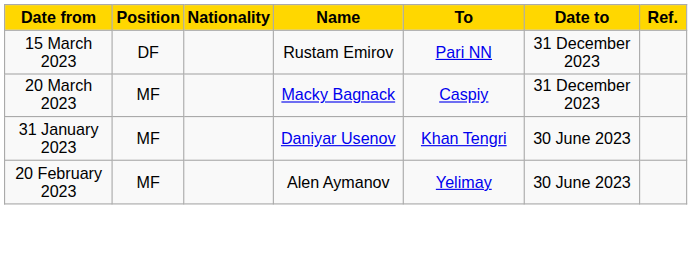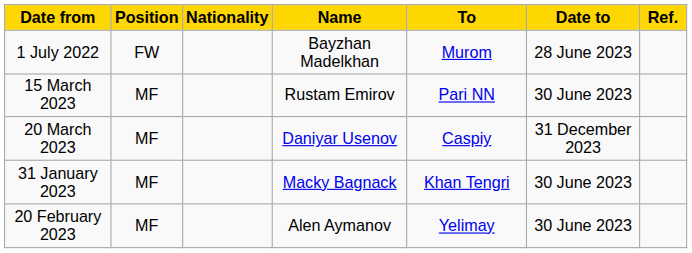+ row: (58, 52)
(148, 52) DF -> (147, 96) MF
(582, 52) 31 December 2023 -> (583, 96) 30 June 2023
(338, 96) Macky Bagnack -> (340, 139) Daniyar Usenov
(338, 139) Daniyar Usenov -> (340, 182) Macky Bagnack
